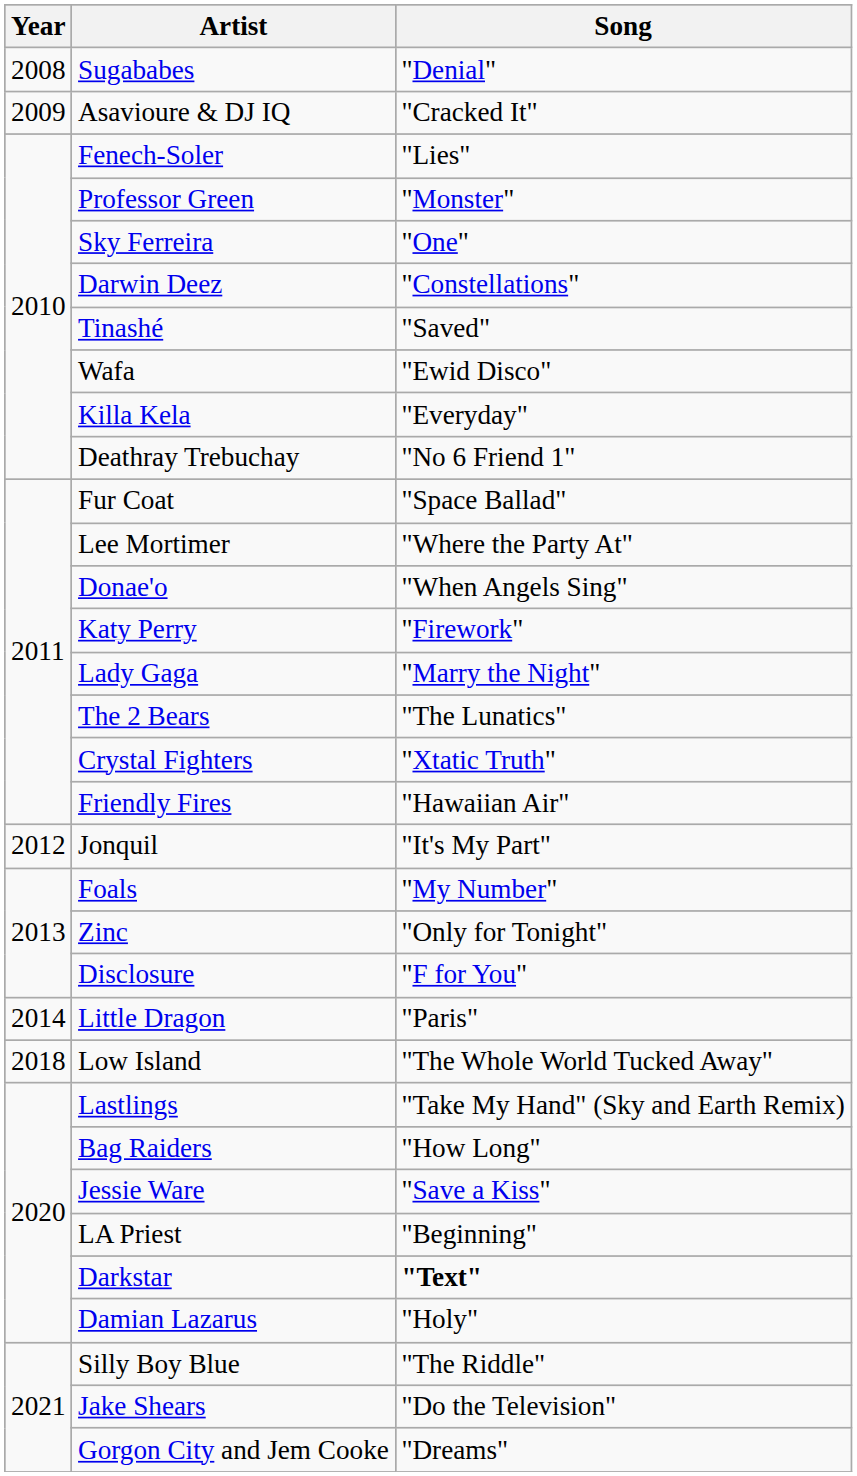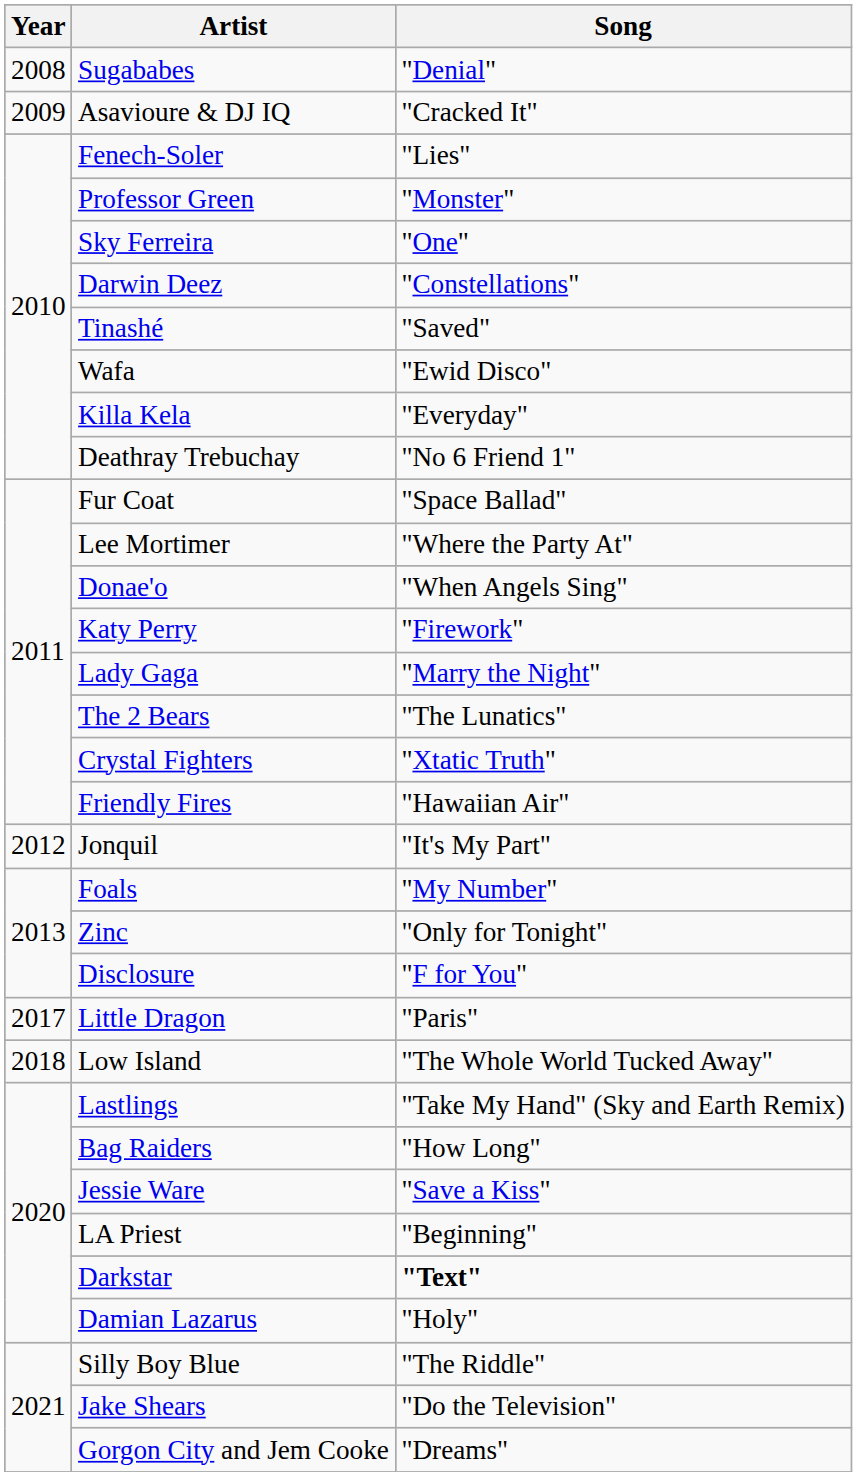(38, 1018) 2014 -> (38, 1018) 2017
